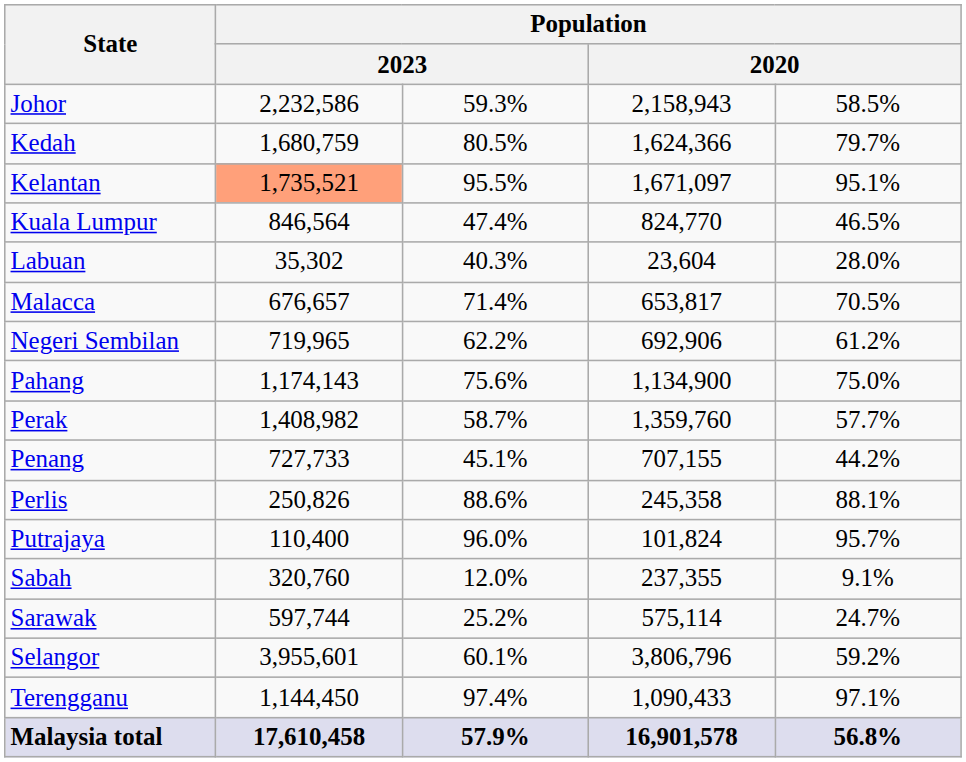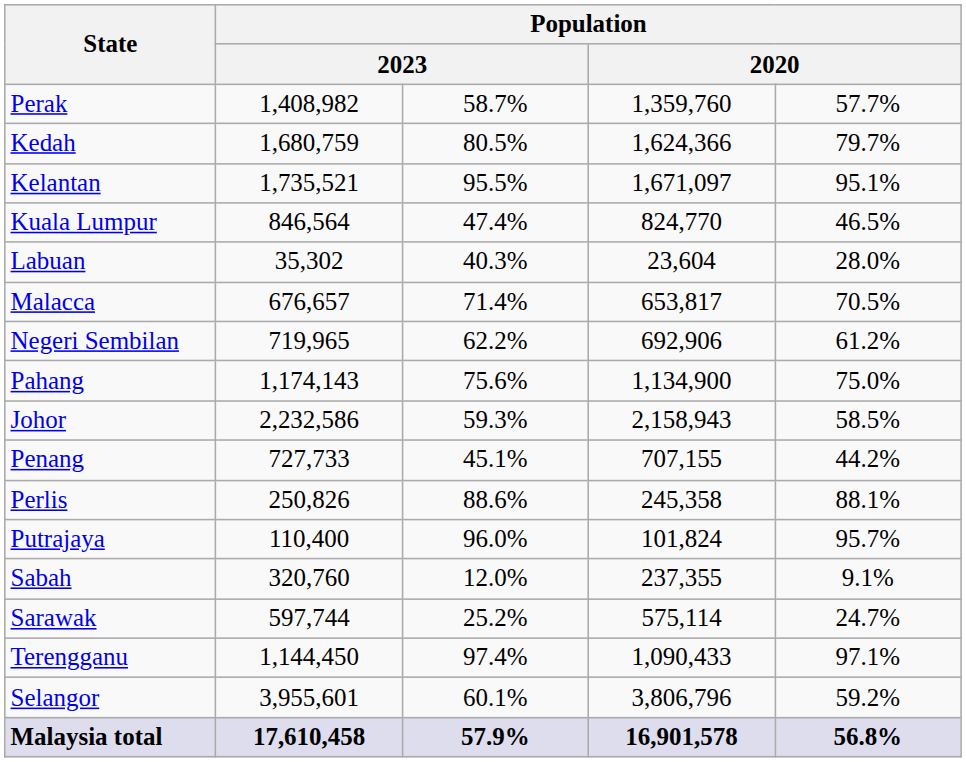rows swapped: (38, 103) <-> (39, 420)
(309, 182) lightsalmon background -> (309, 182) no background
rows swapped: (55, 657) <-> (69, 697)
